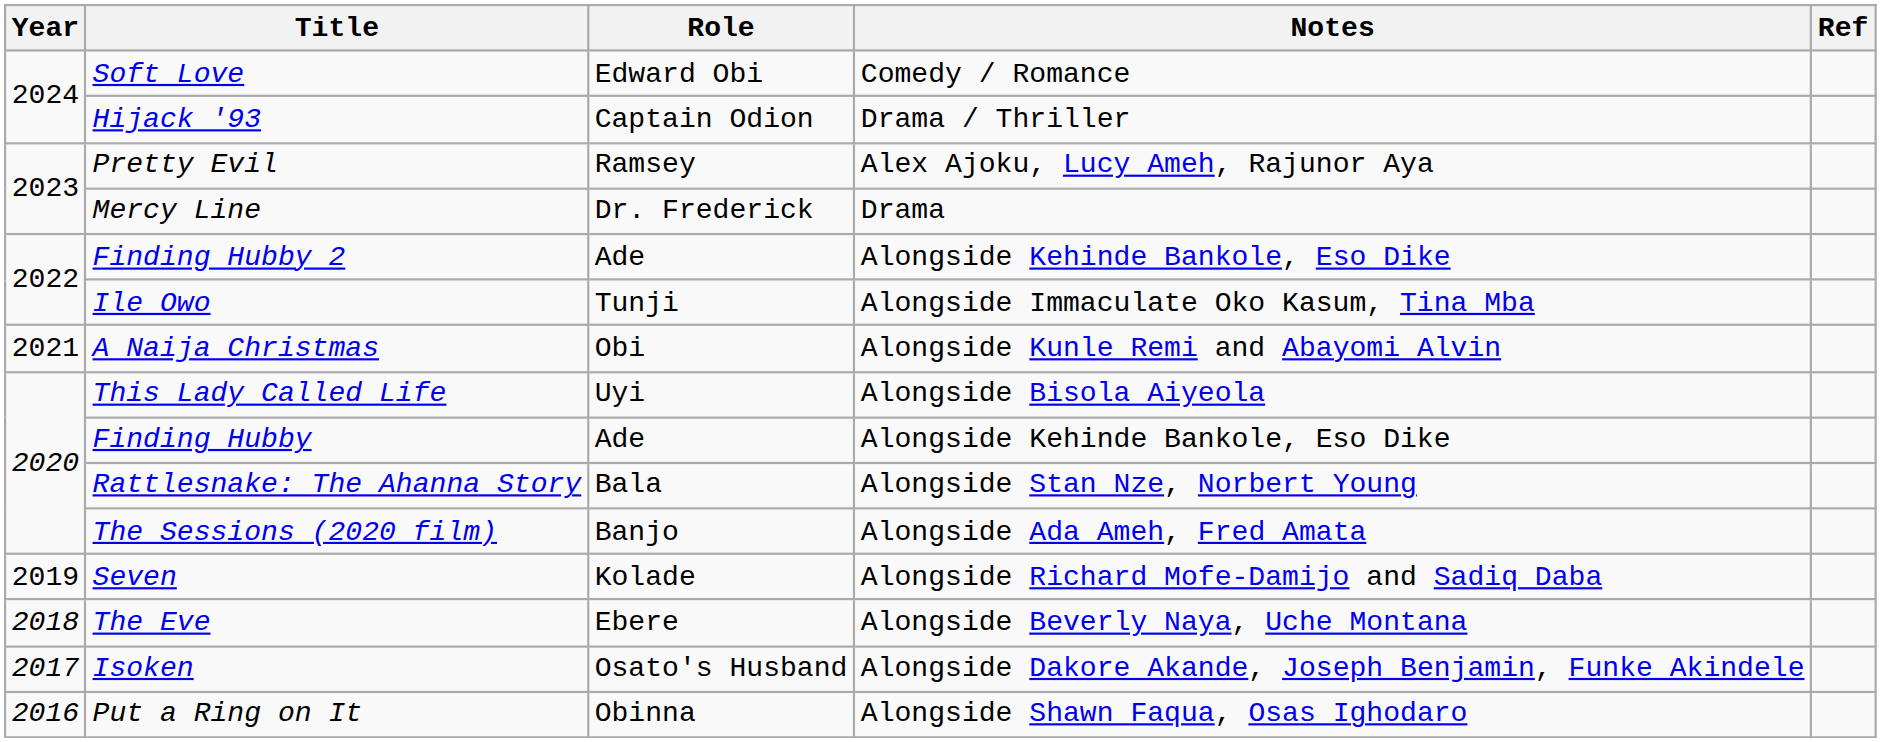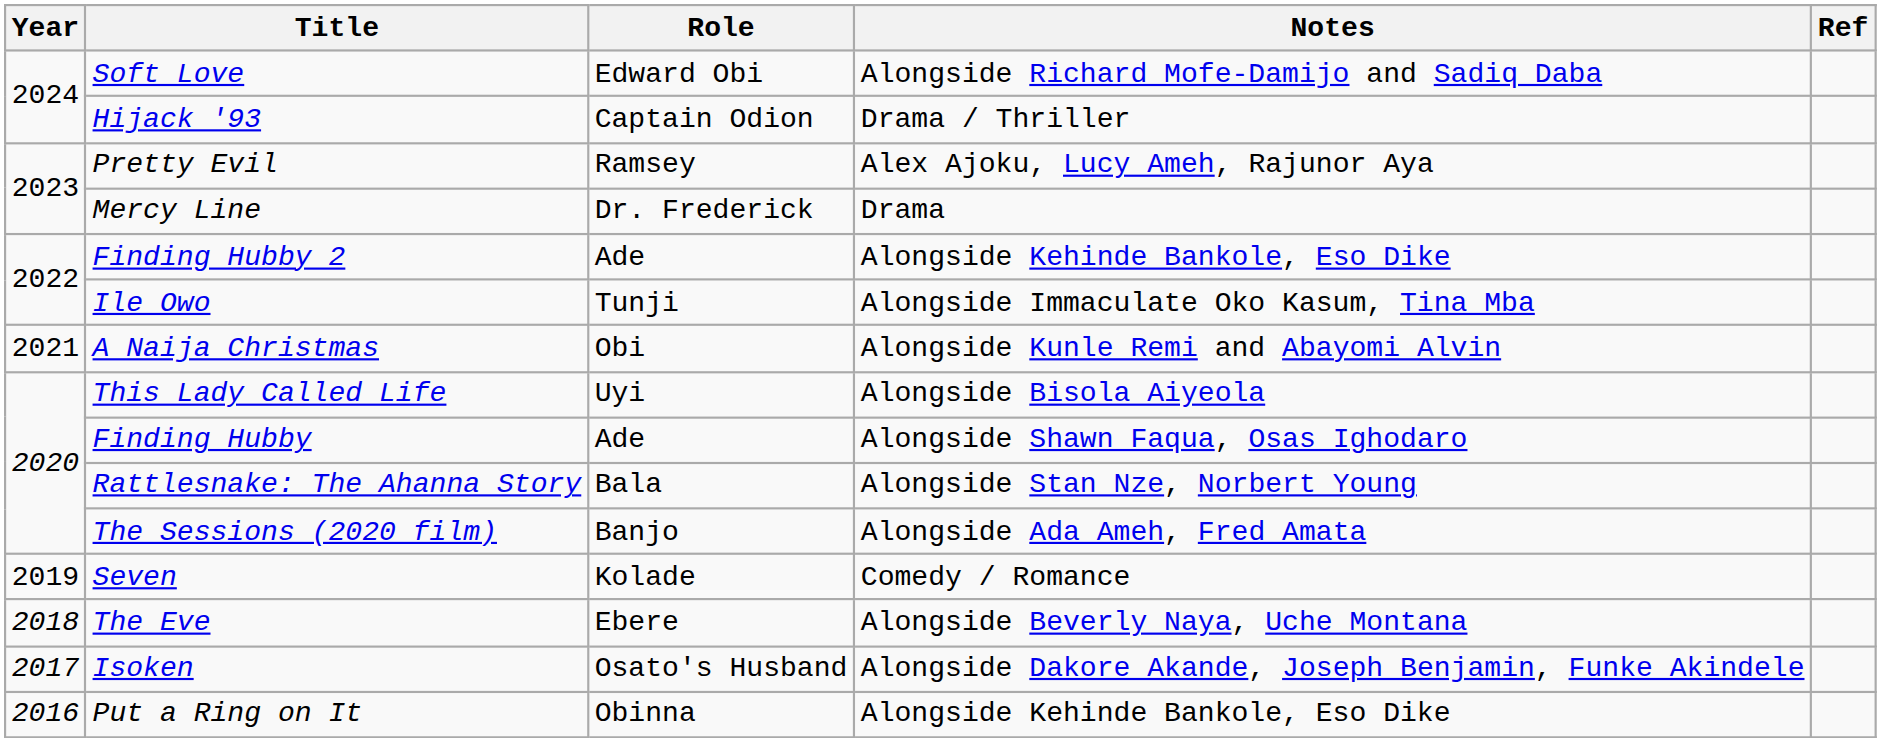(996, 74) Comedy / Romance -> (1232, 74) Alongside Richard Mofe-Damijo and Sadiq Daba
(1156, 440) Alongside Kehinde Bankole, Eso Dike -> (1164, 440) Alongside Shawn Faqua, Osas Ighodaro
(1232, 577) Alongside Richard Mofe-Damijo and Sadiq Daba -> (996, 577) Comedy / Romance
(1164, 714) Alongside Shawn Faqua, Osas Ighodaro -> (1156, 714) Alongside Kehinde Bankole, Eso Dike
